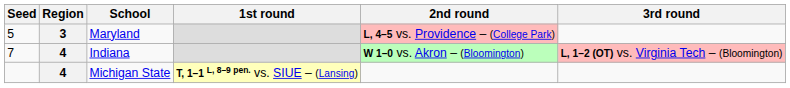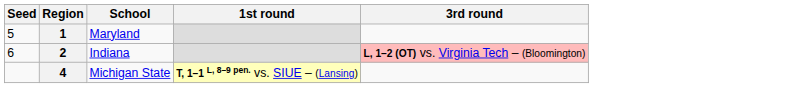- column: (459, 14)
(63, 34) 3 -> (63, 34) 1
(11, 53) 7 -> (11, 53) 6
(63, 53) 4 -> (63, 53) 2
